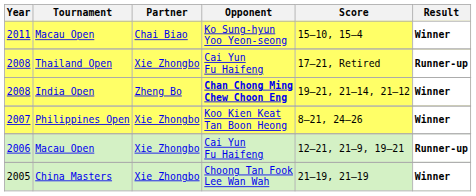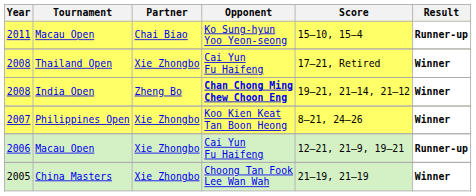(433, 35) Winner -> (441, 35) Runner-up
(441, 63) Runner-up -> (433, 63) Winner
